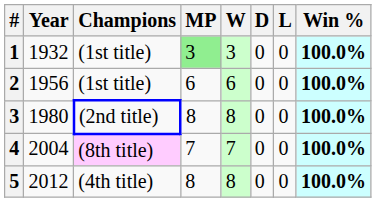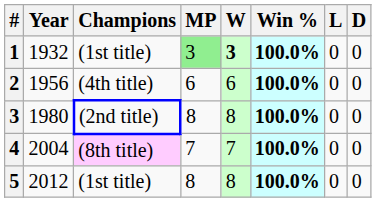columns swapped: (262, 20) <-> (334, 20)
(231, 52) normal -> (231, 52) bold
(115, 83) (1st title) -> (116, 83) (4th title)
(116, 181) (4th title) -> (115, 181) (1st title)
